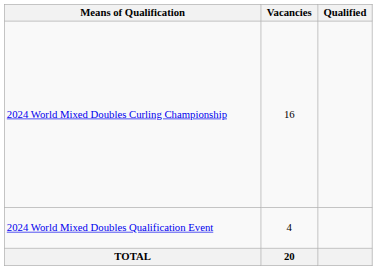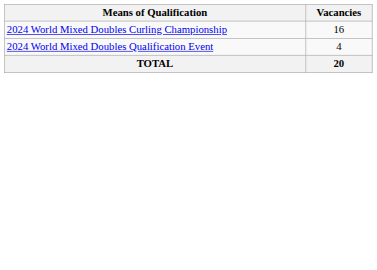- column: (345, 13)
